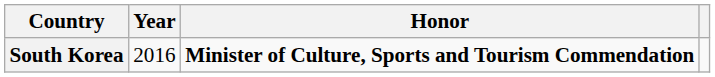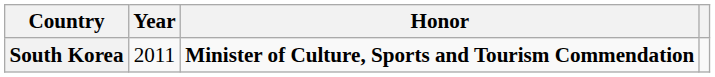(154, 54) 2016 -> (154, 54) 2011
